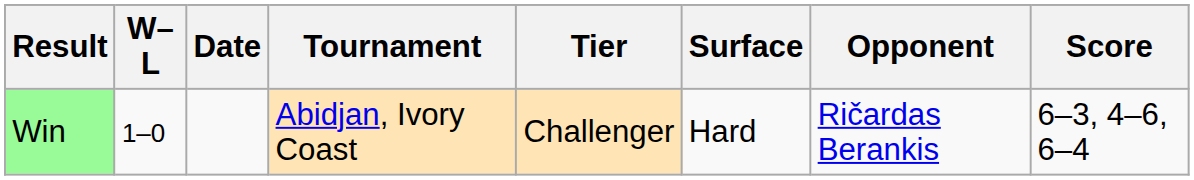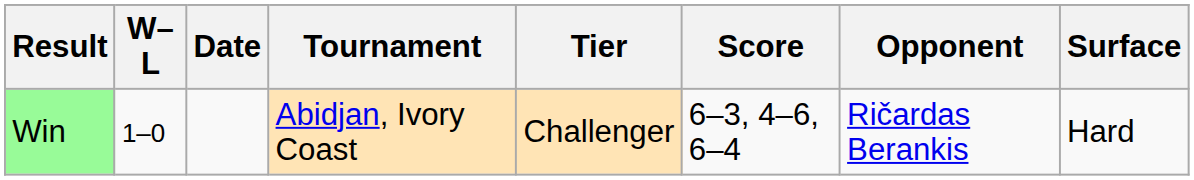columns swapped: (746, 46) <-> (1109, 46)
